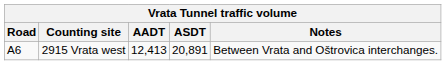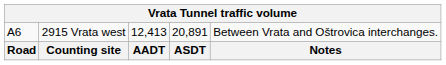rows swapped: (22, 32) <-> (14, 50)
